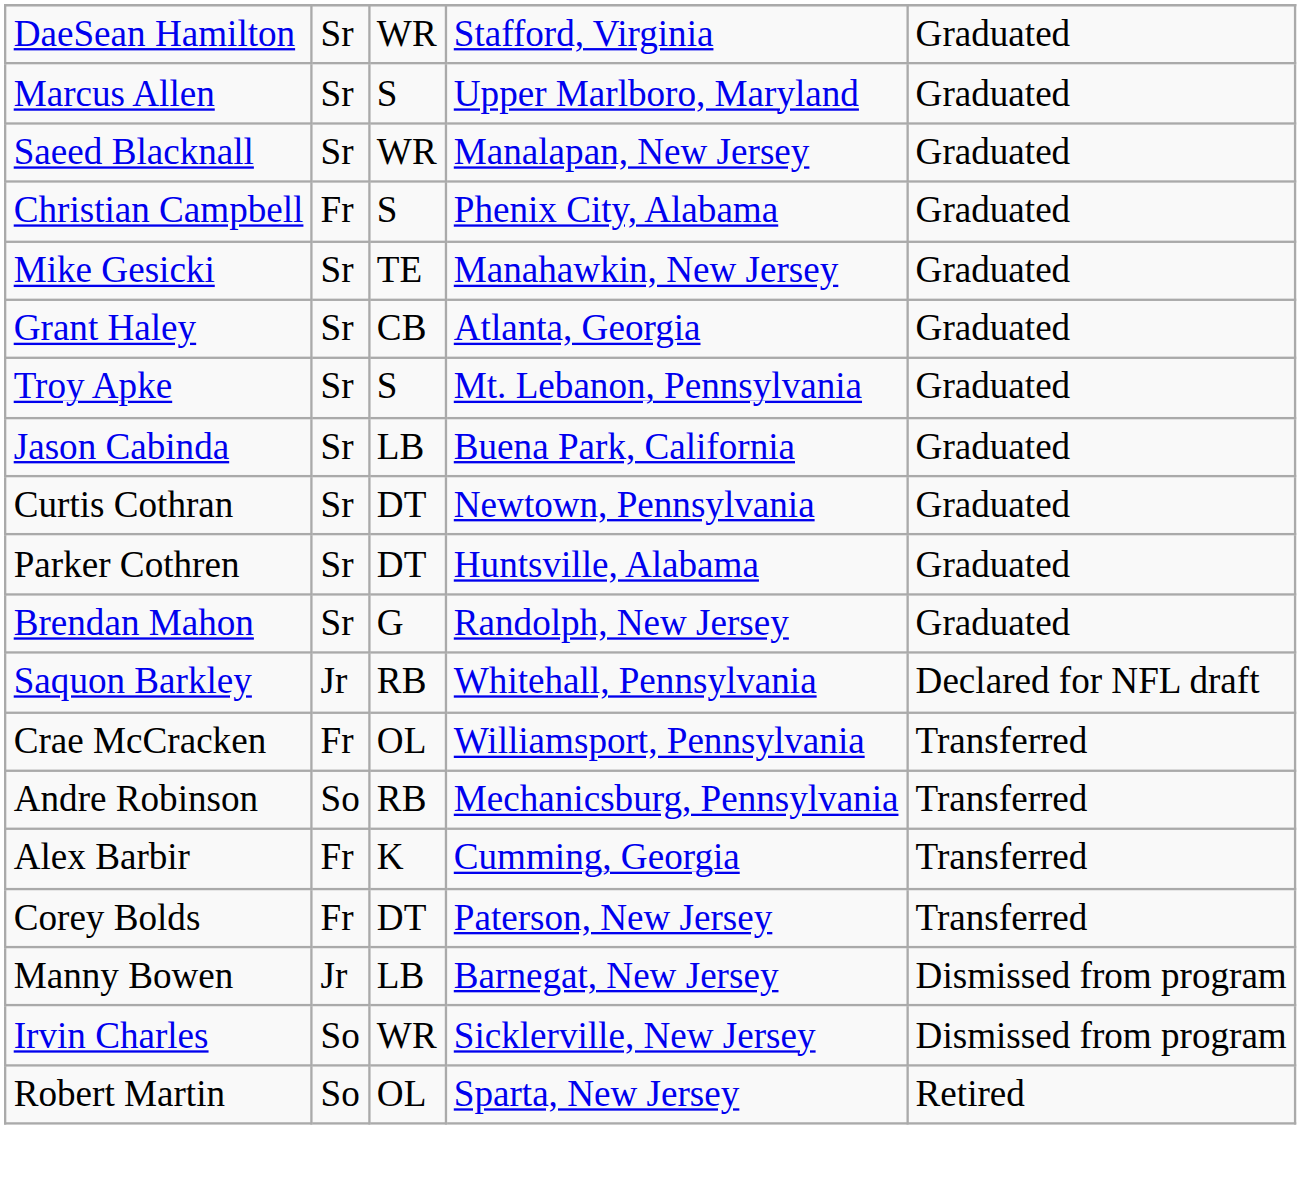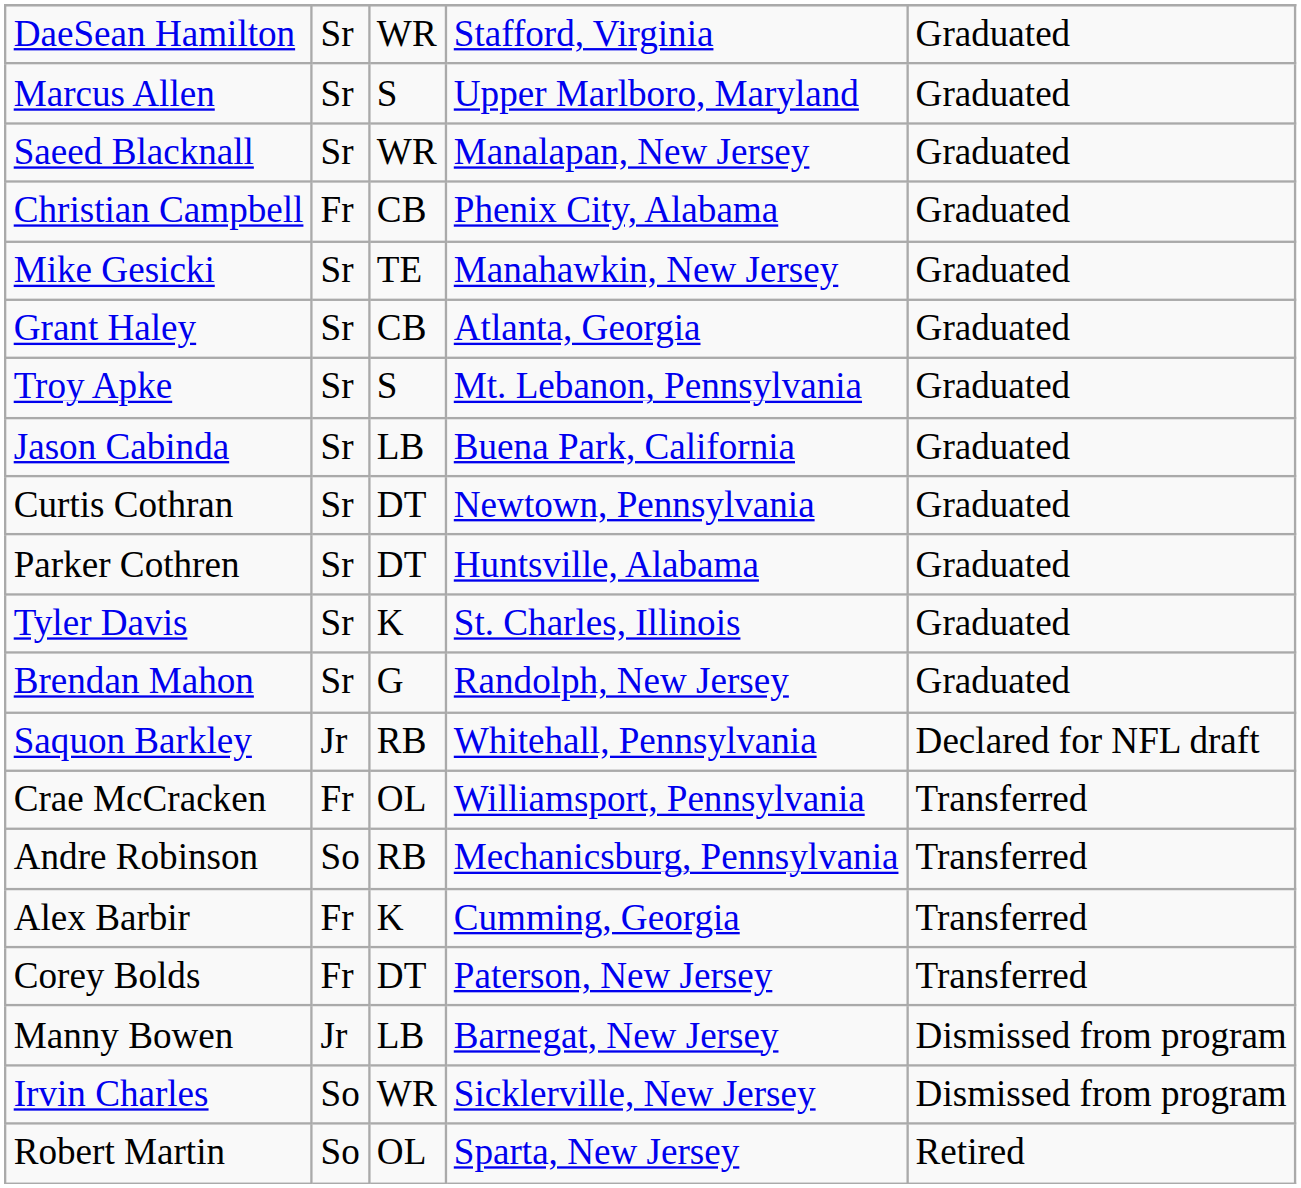(387, 210) S -> (402, 210) CB
+ row: (101, 622)
